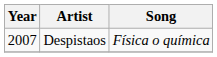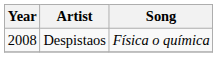(22, 40) 2007 -> (22, 40) 2008
